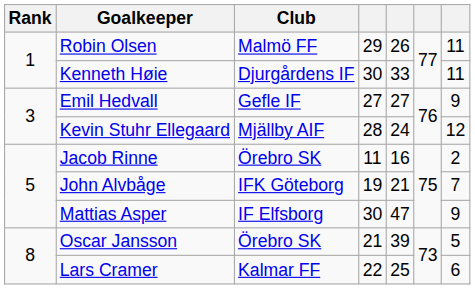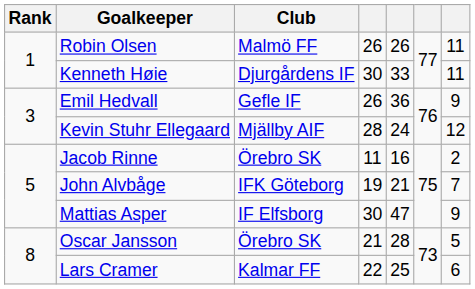(372, 46) 29 -> (372, 46) 26
(372, 102) 27 -> (372, 102) 26
(400, 102) 27 -> (400, 102) 36
(400, 241) 39 -> (400, 241) 28
